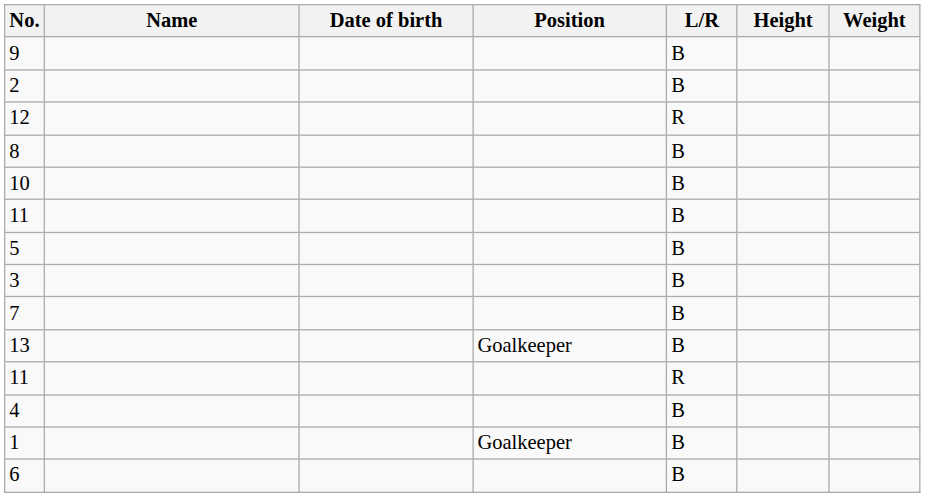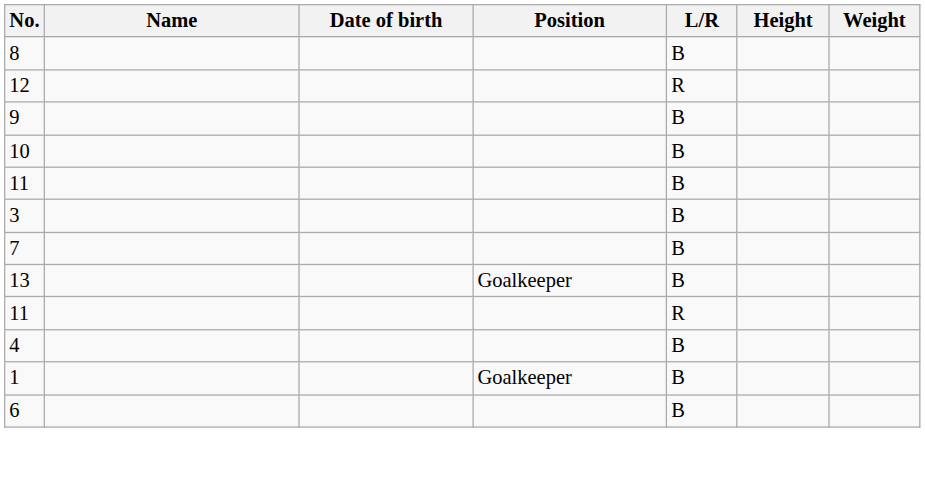rows swapped: (14, 150) <-> (14, 53)
- row: (14, 85)
- row: (14, 248)
